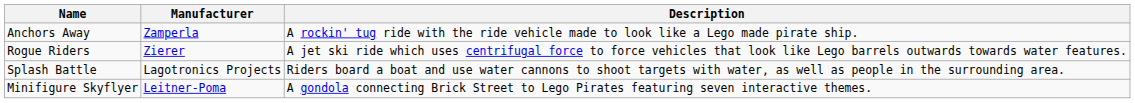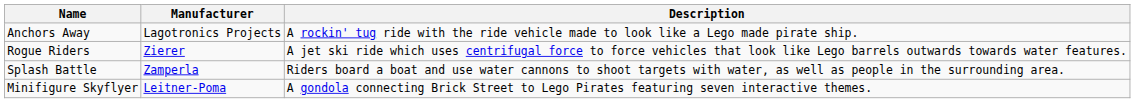(171, 32) Zamperla -> (212, 32) Lagotronics Projects
(212, 70) Lagotronics Projects -> (171, 70) Zamperla
